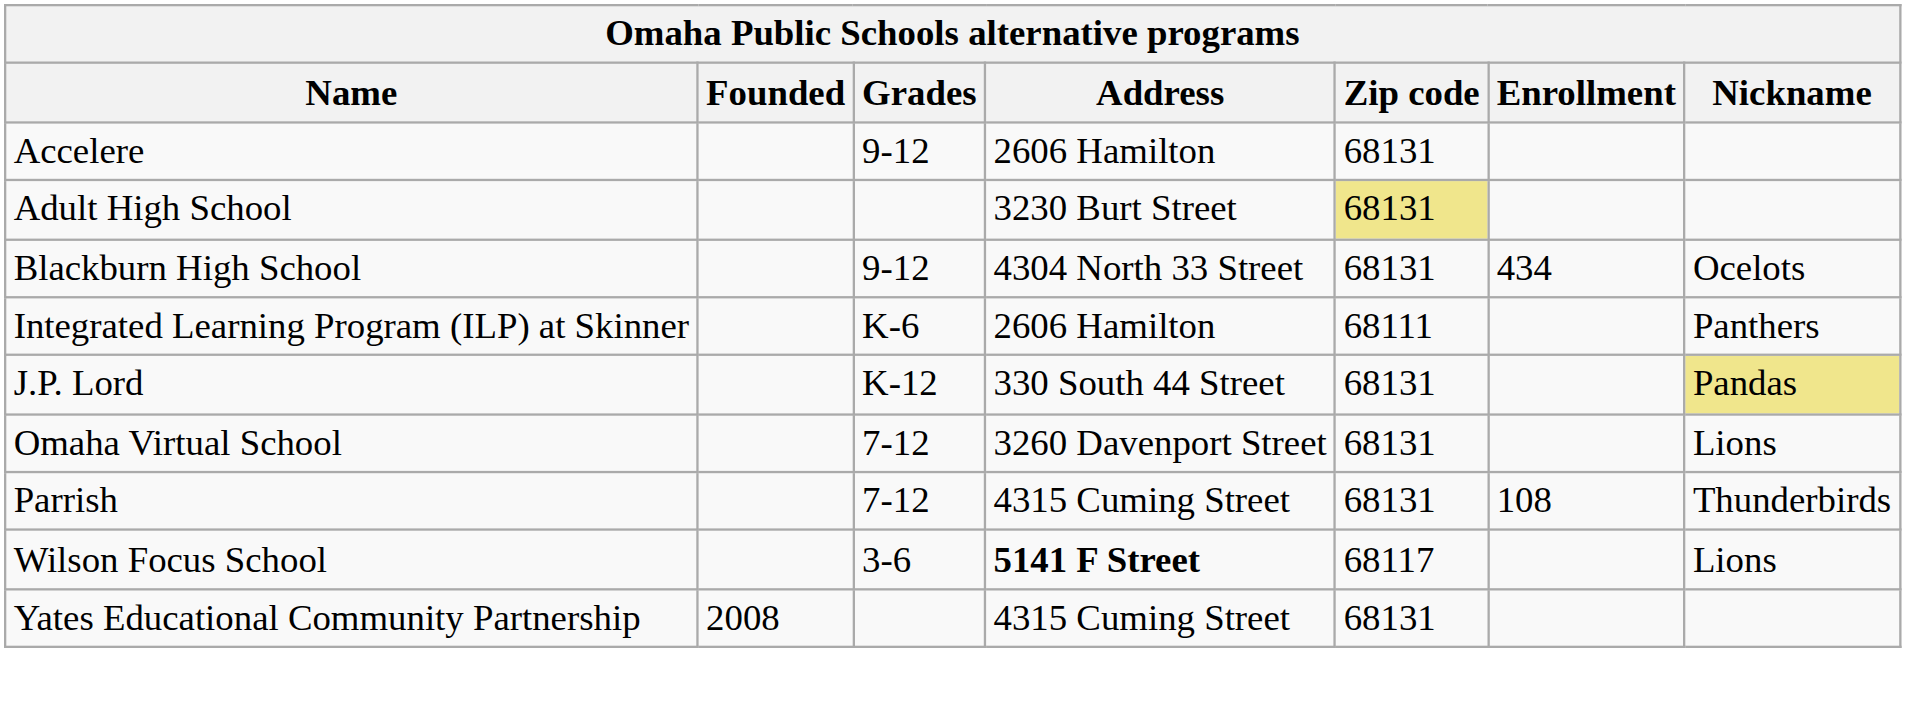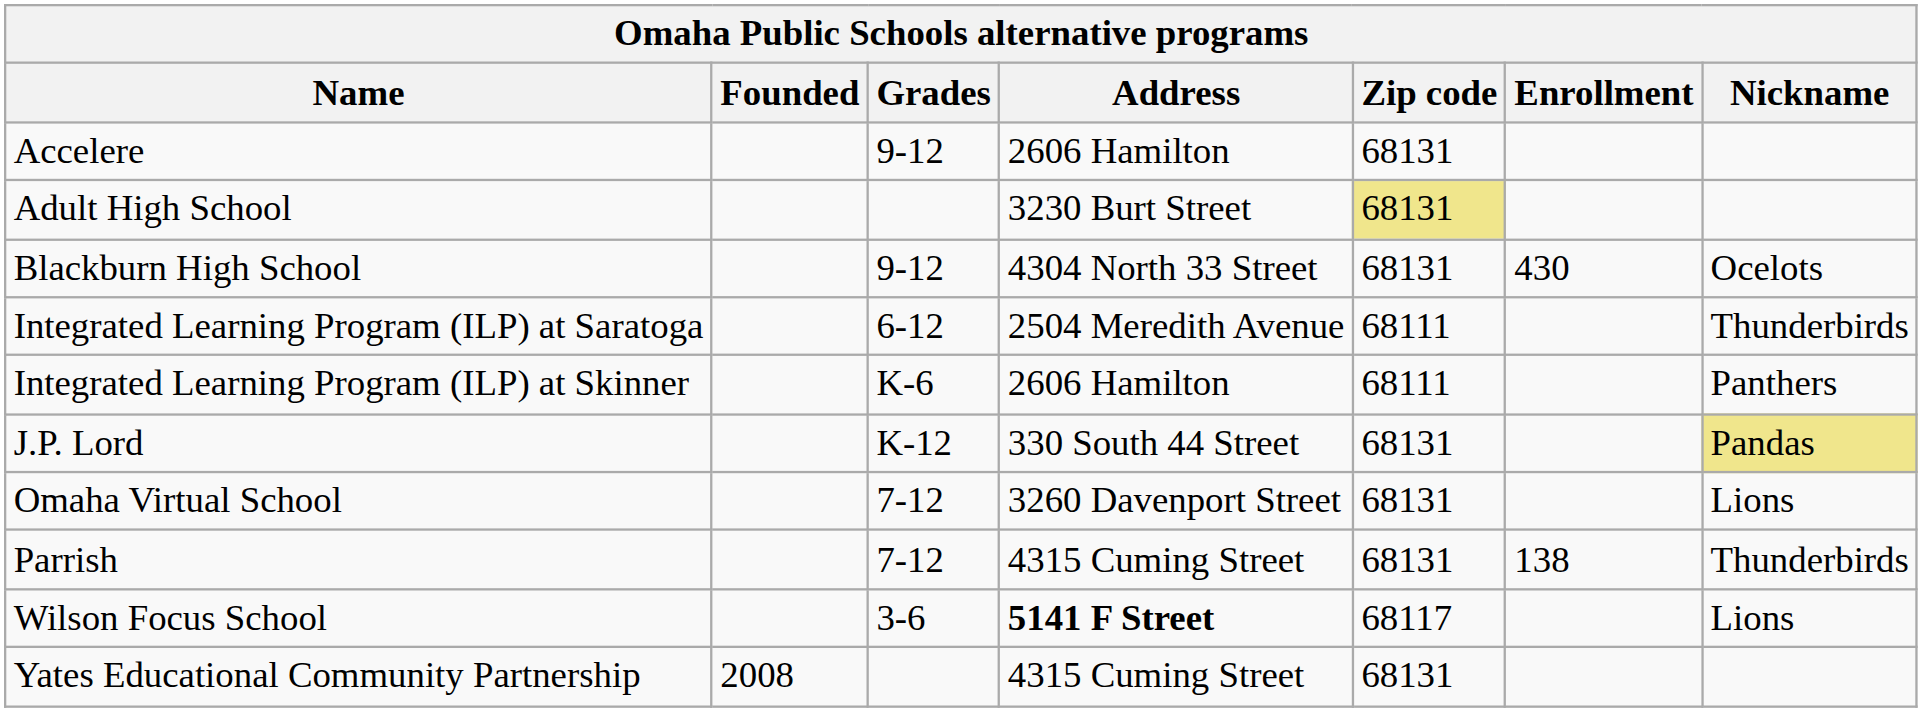(1524, 267) 434 -> (1542, 267) 430
+ row: (359, 325)
(1524, 500) 108 -> (1542, 558) 138
